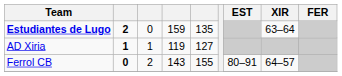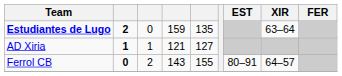(176, 46) 119 -> (176, 46) 121
